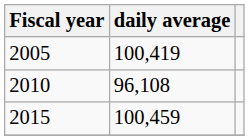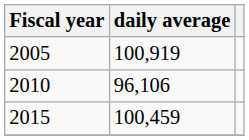(147, 53) 100,419 -> (147, 53) 100,919
(142, 85) 96,108 -> (142, 85) 96,106
